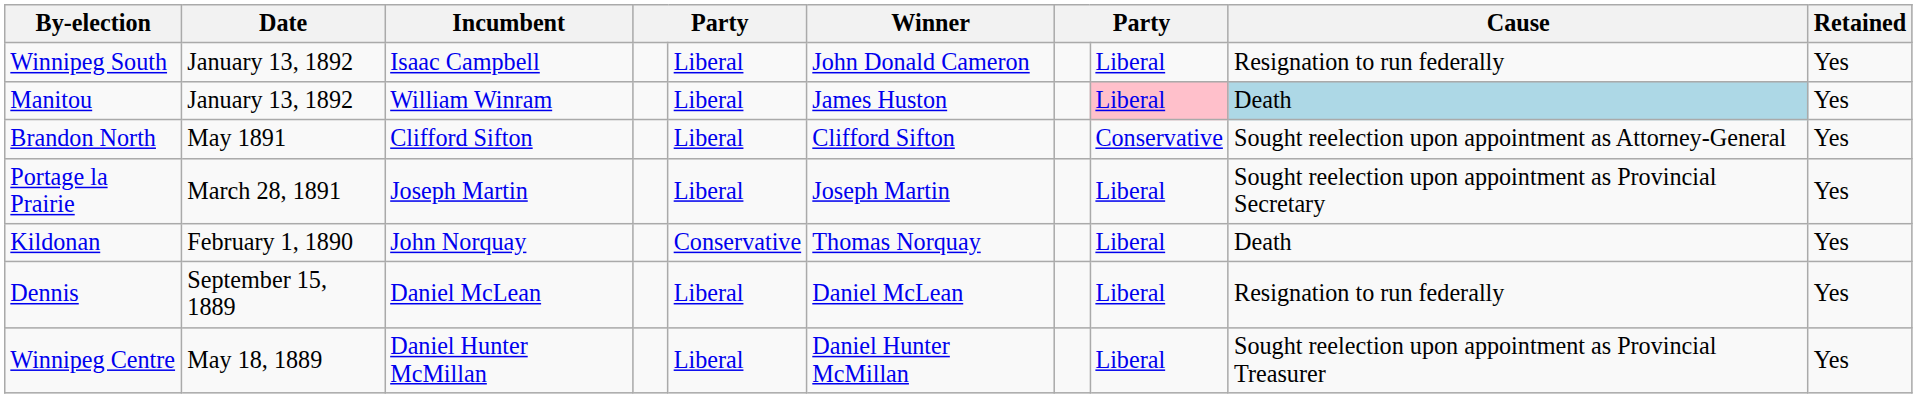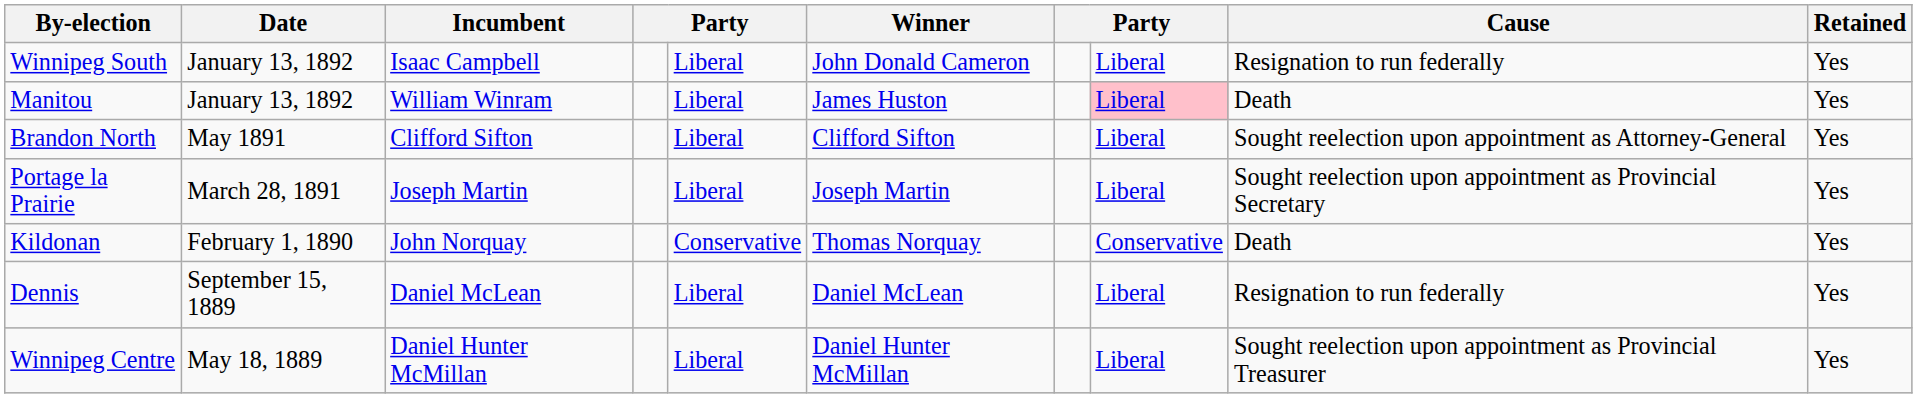(1263, 100) lightblue background -> (1263, 100) no background
(1159, 138) Conservative -> (1130, 138) Liberal
(1130, 242) Liberal -> (1159, 242) Conservative
